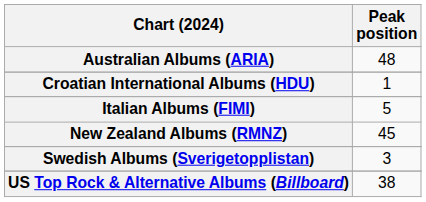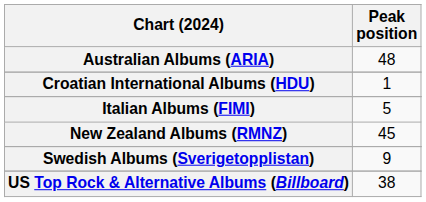(387, 158) 3 -> (387, 158) 9
